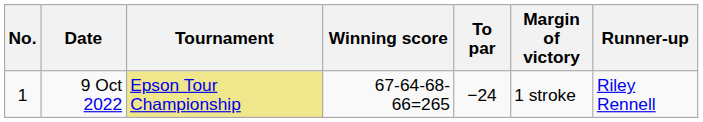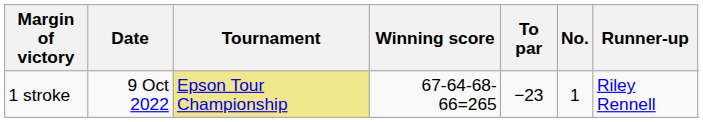columns swapped: (23, 38) <-> (552, 38)
(482, 94) −24 -> (529, 94) −23
